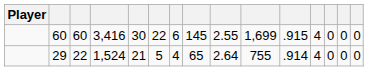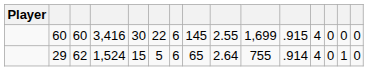(80, 55) 22 -> (80, 55) 62
(139, 55) 21 -> (139, 55) 15
(176, 55) 4 -> (176, 55) 6
(344, 55) 0 -> (344, 55) 1
